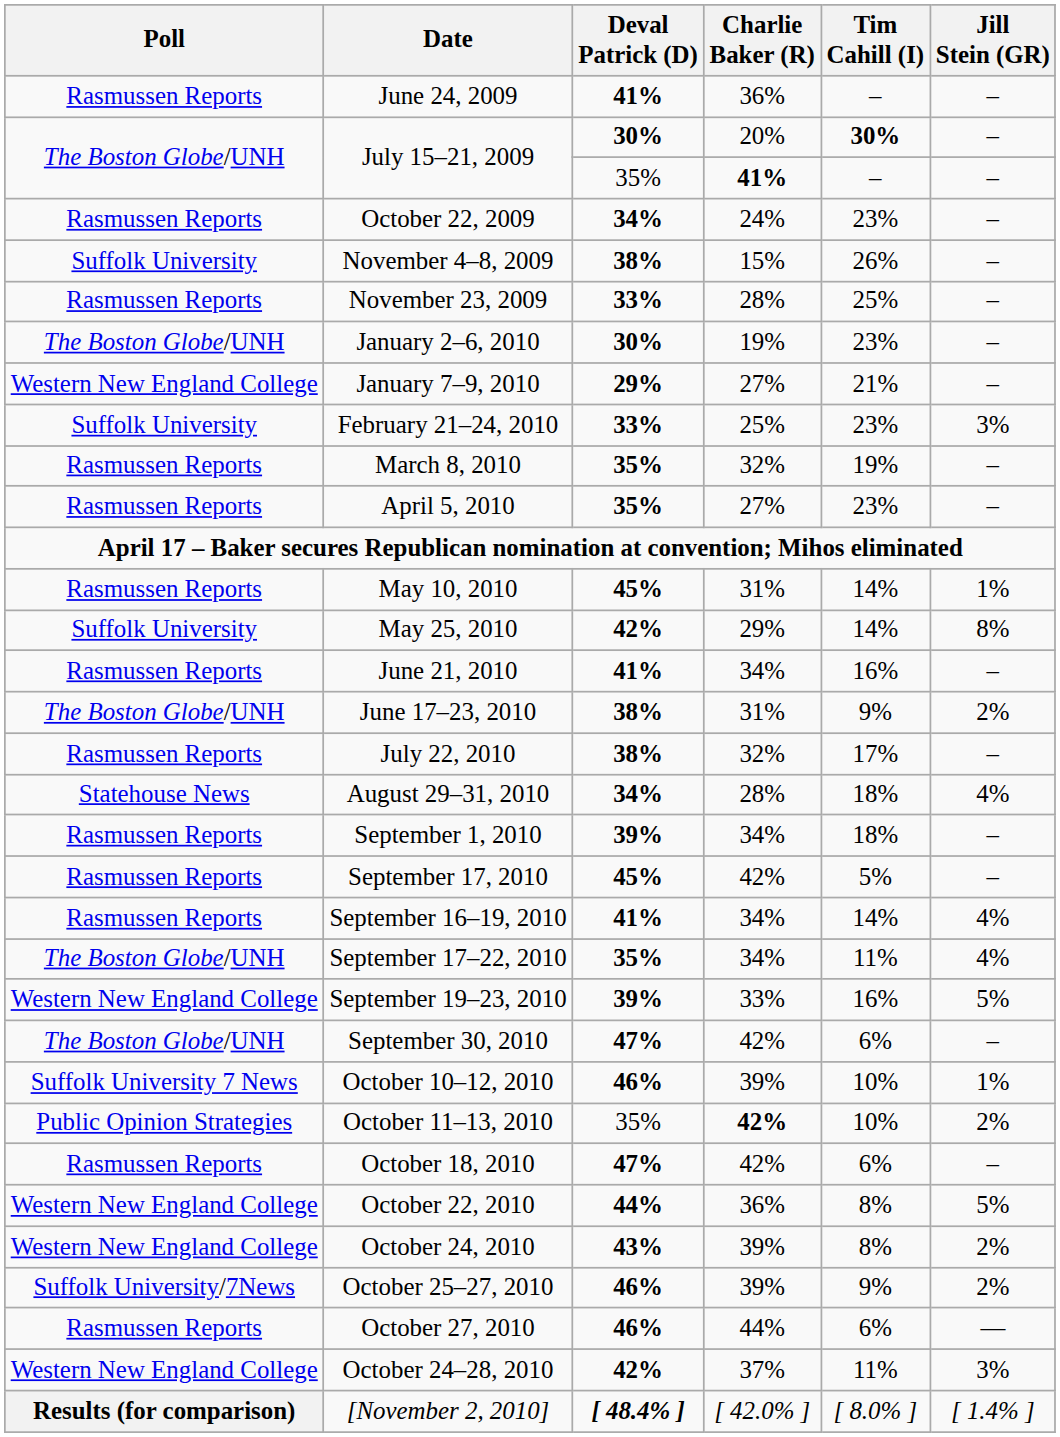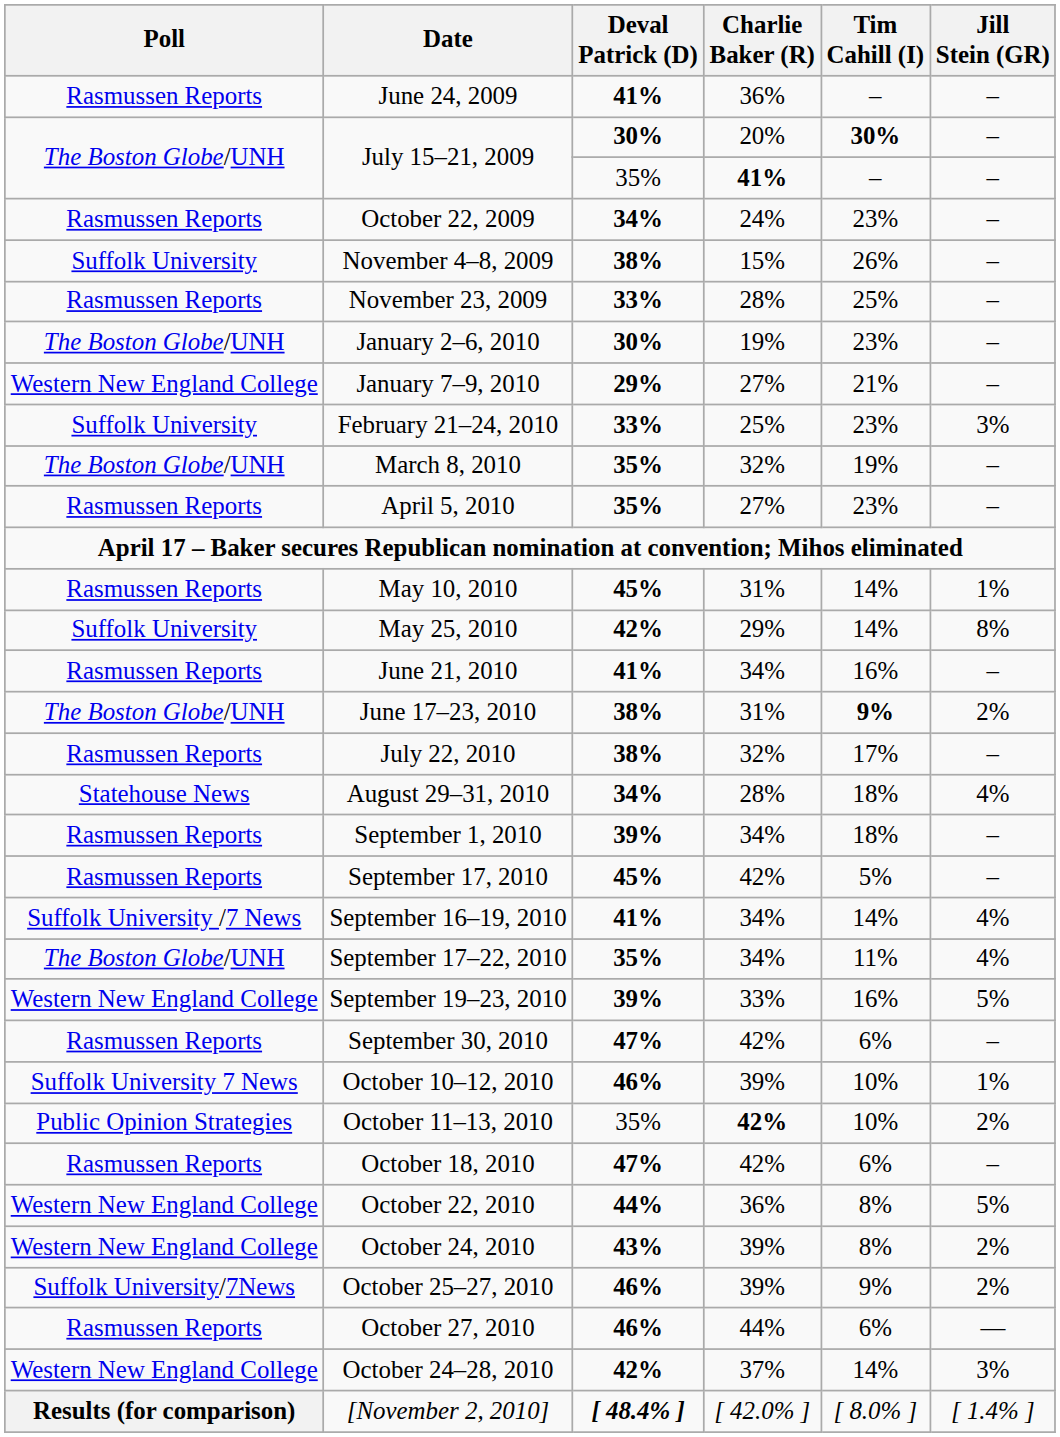(164, 465) Rasmussen Reports -> (164, 465) The Boston Globe/UNH
(875, 712) normal -> (875, 712) bold
(164, 917) Rasmussen Reports -> (164, 917) Suffolk University /7 News
(164, 1040) The Boston Globe/UNH -> (164, 1040) Rasmussen Reports
(875, 1369) 11% -> (875, 1369) 14%
